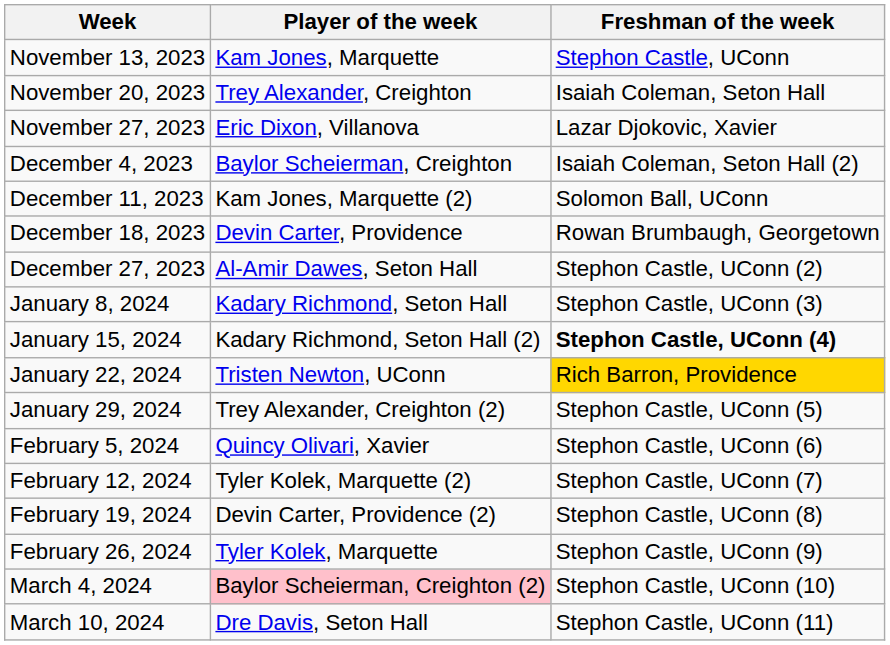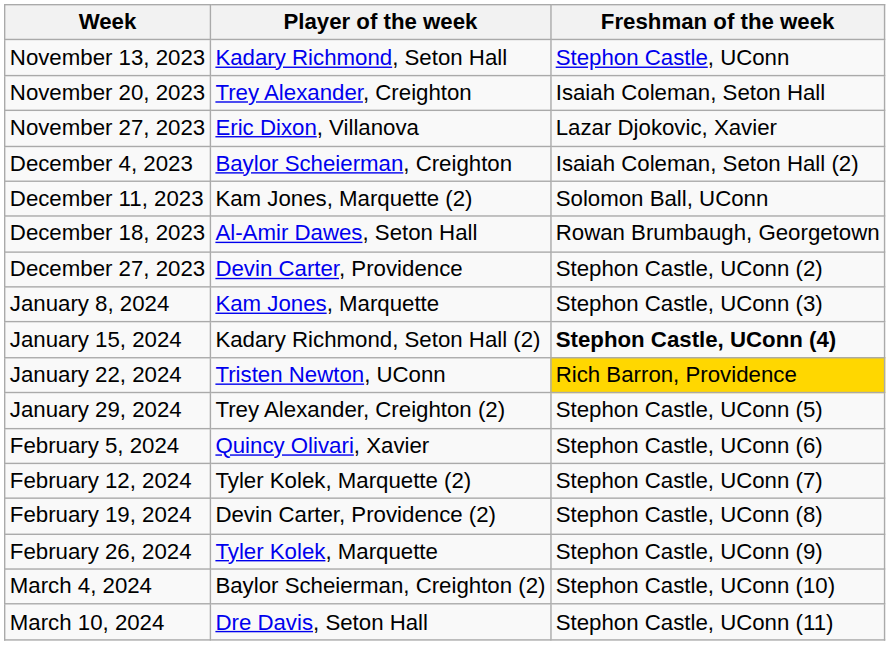(327, 57) Kam Jones, Marquette -> (361, 57) Kadary Richmond, Seton Hall
(339, 233) Devin Carter, Providence -> (346, 233) Al-Amir Dawes, Seton Hall
(346, 269) Al-Amir Dawes, Seton Hall -> (339, 269) Devin Carter, Providence
(361, 304) Kadary Richmond, Seton Hall -> (327, 304) Kam Jones, Marquette
(380, 586) pink background -> (380, 586) no background
